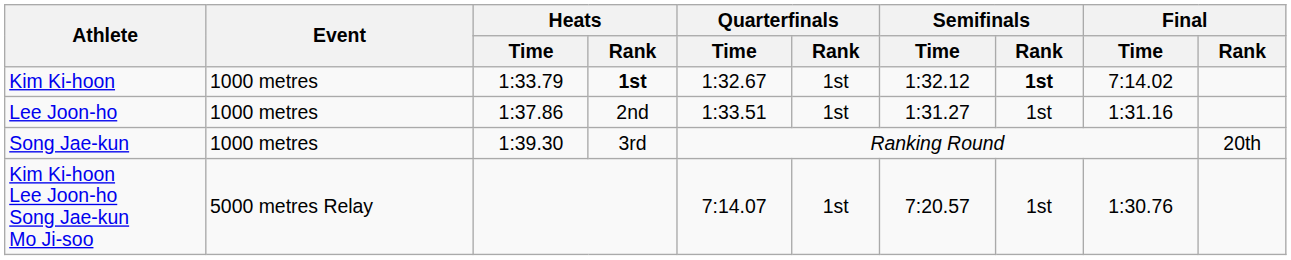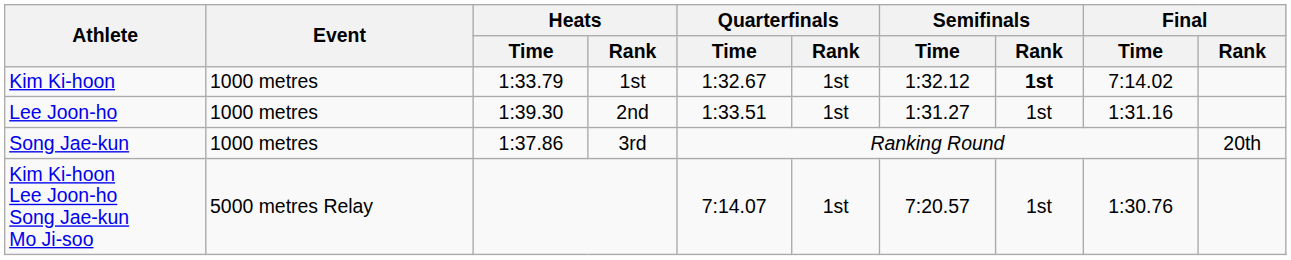(633, 82) bold -> (633, 82) normal
(531, 113) 1:37.86 -> (531, 113) 1:39.30
(531, 143) 1:39.30 -> (531, 143) 1:37.86
